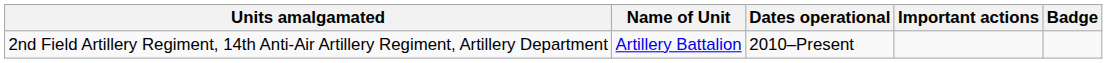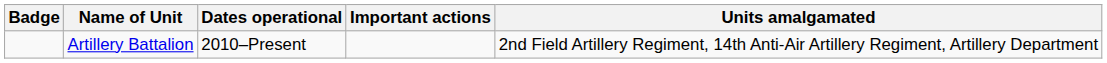columns swapped: (1072, 17) <-> (308, 17)
